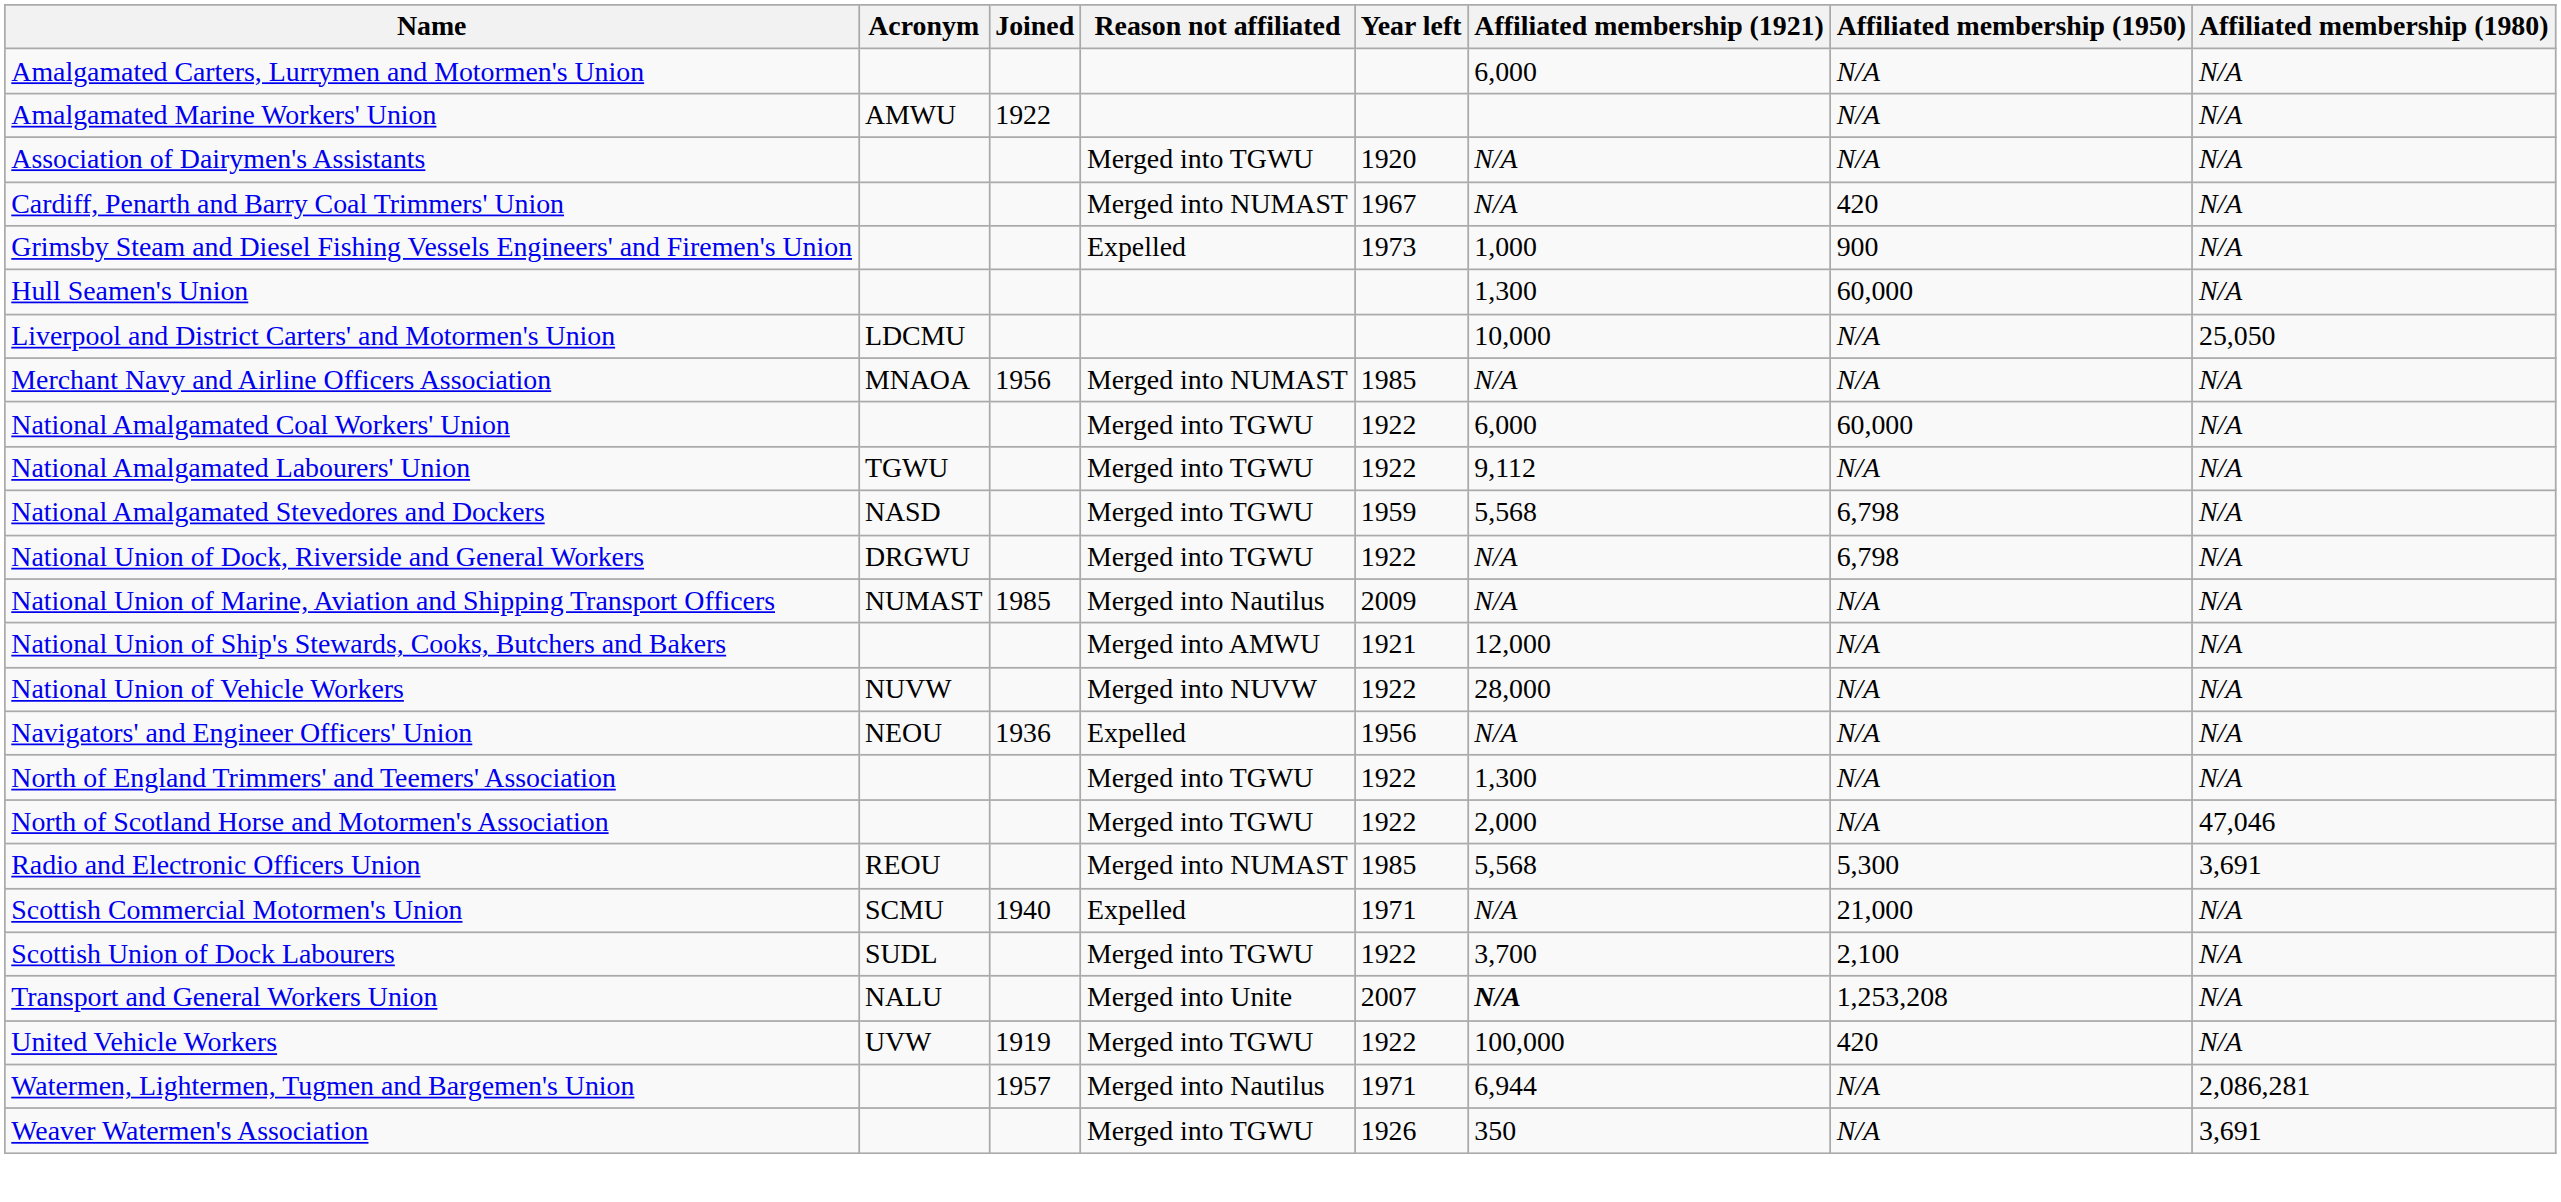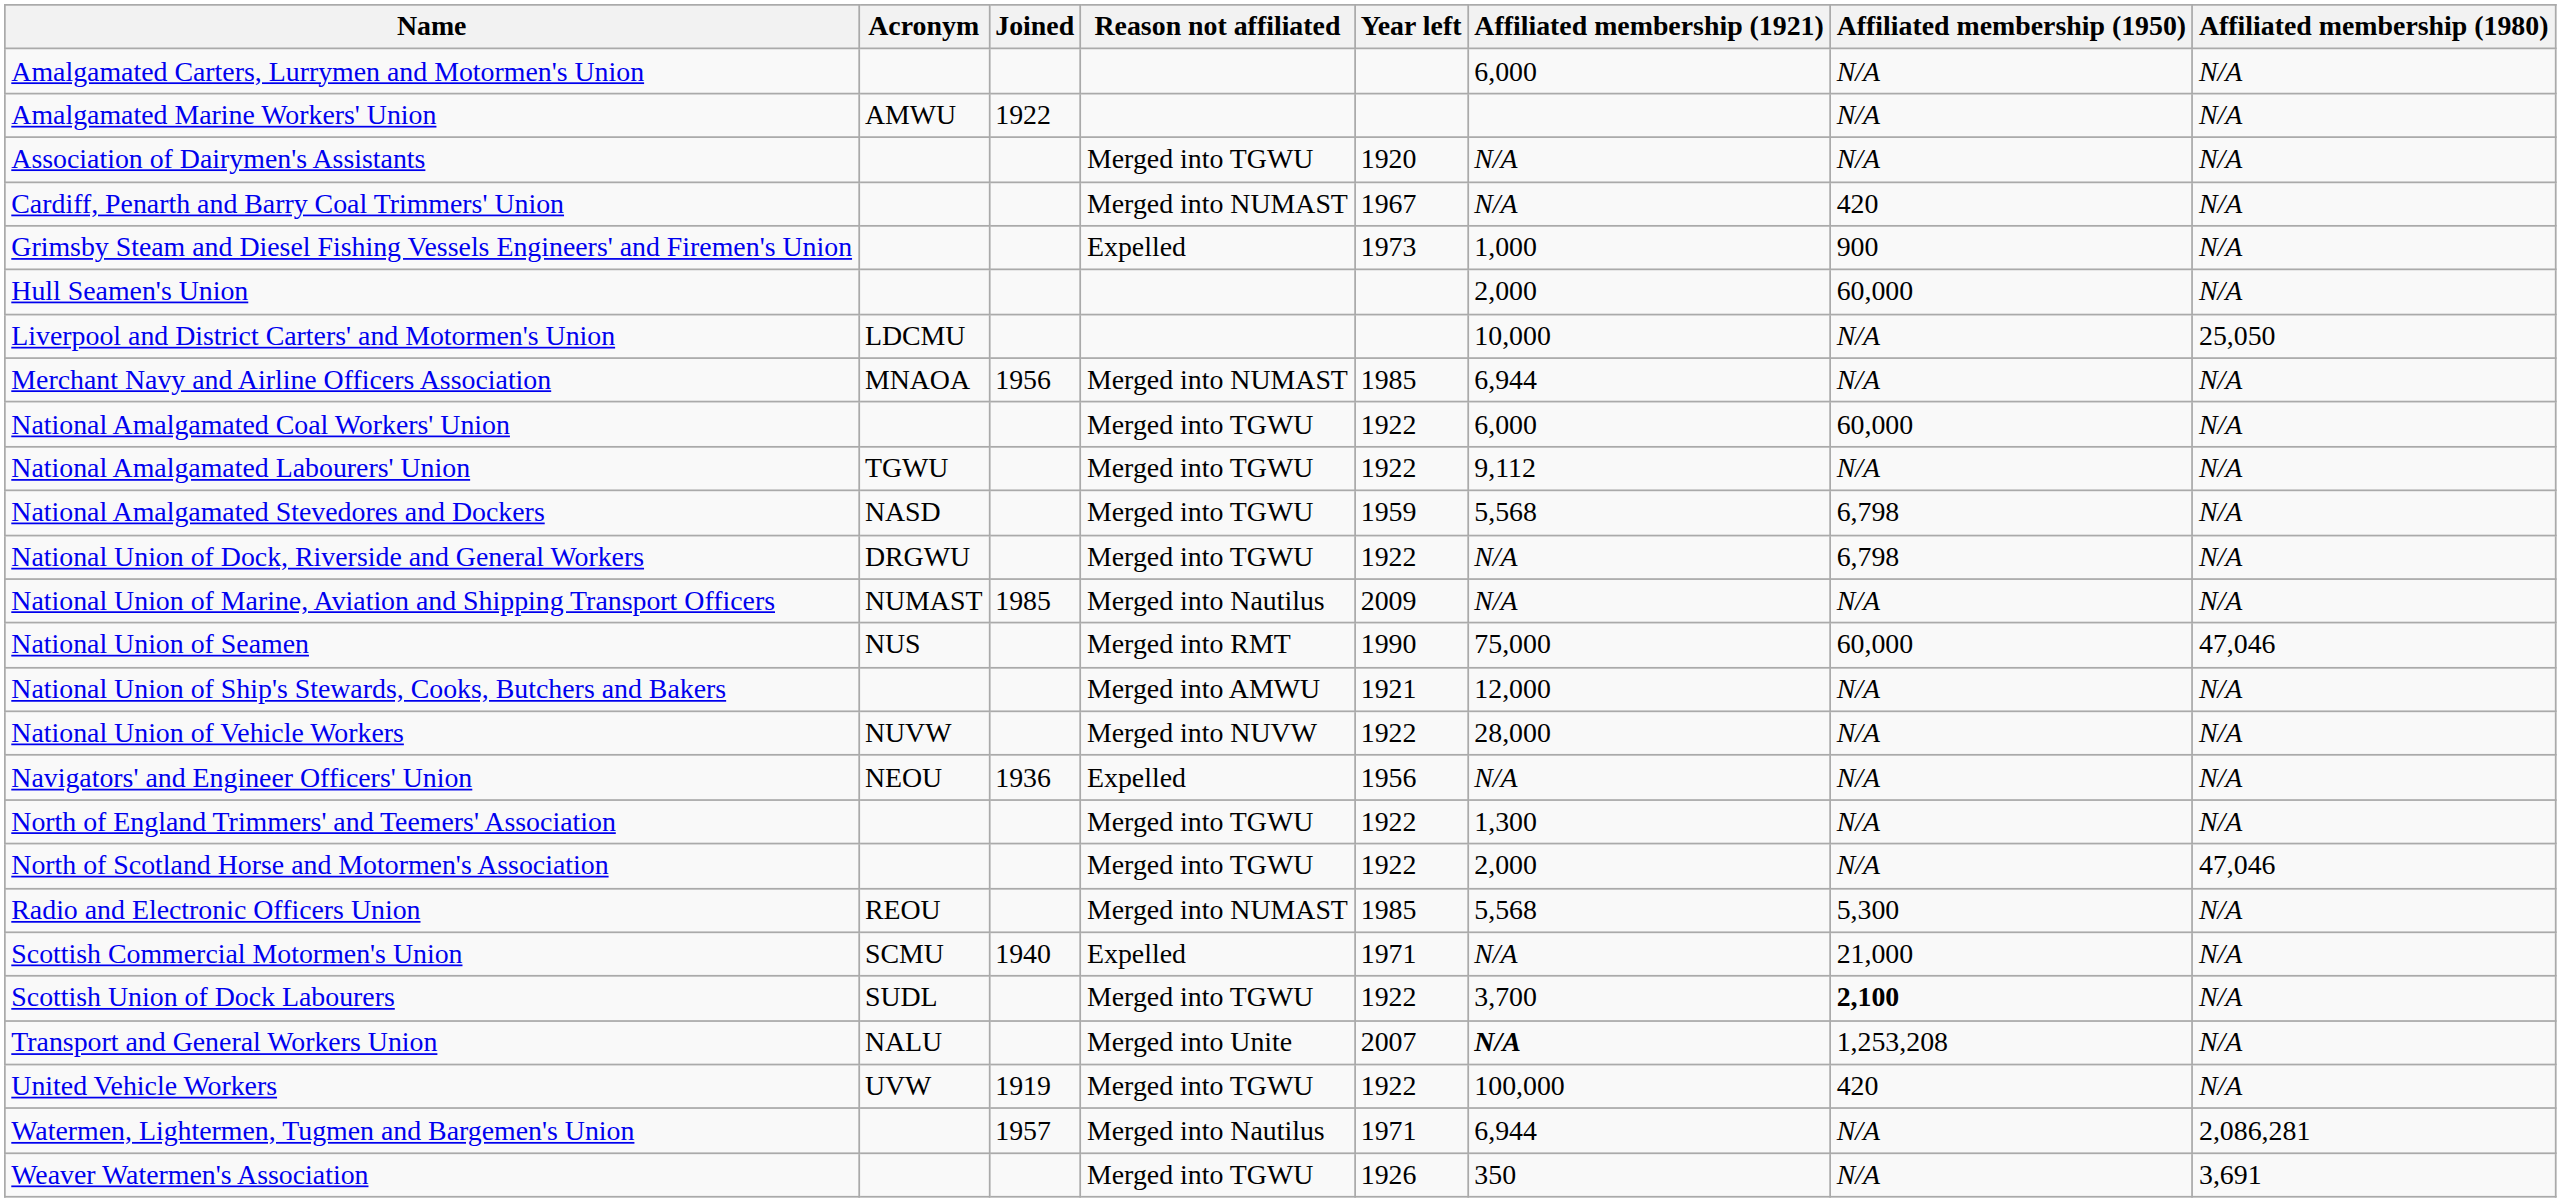(1506, 291) 1,300 -> (1506, 291) 2,000
(1496, 379) N/A -> (1506, 379) 6,944
+ row: (160, 644)
(2230, 865) 3,691 -> (2221, 909) N/A
(1868, 953) normal -> (1868, 997) bold
